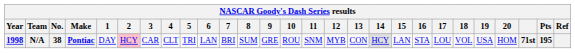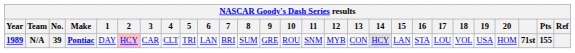(15, 40) 1998 -> (15, 40) 1989
(57, 40) 38 -> (57, 40) 39
(546, 40) 195 -> (546, 40) 155
